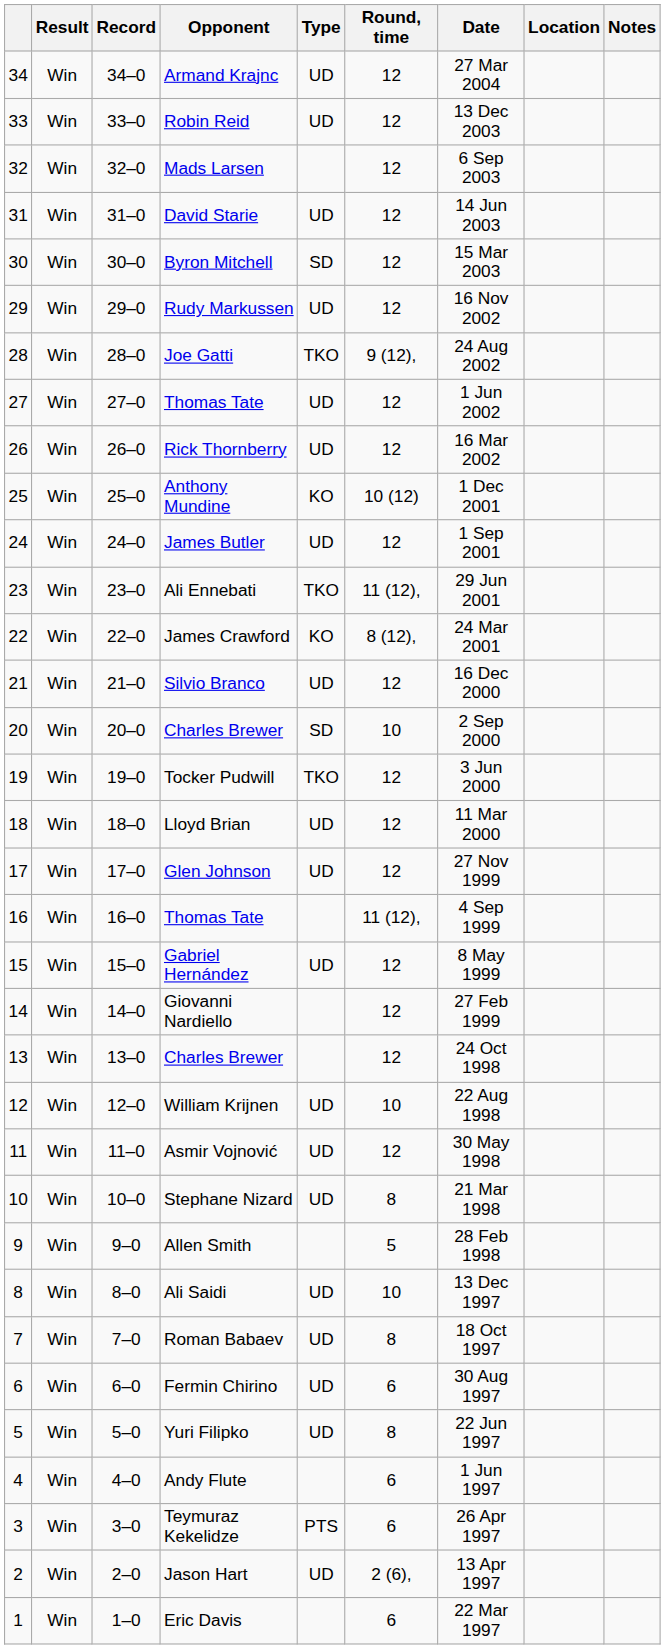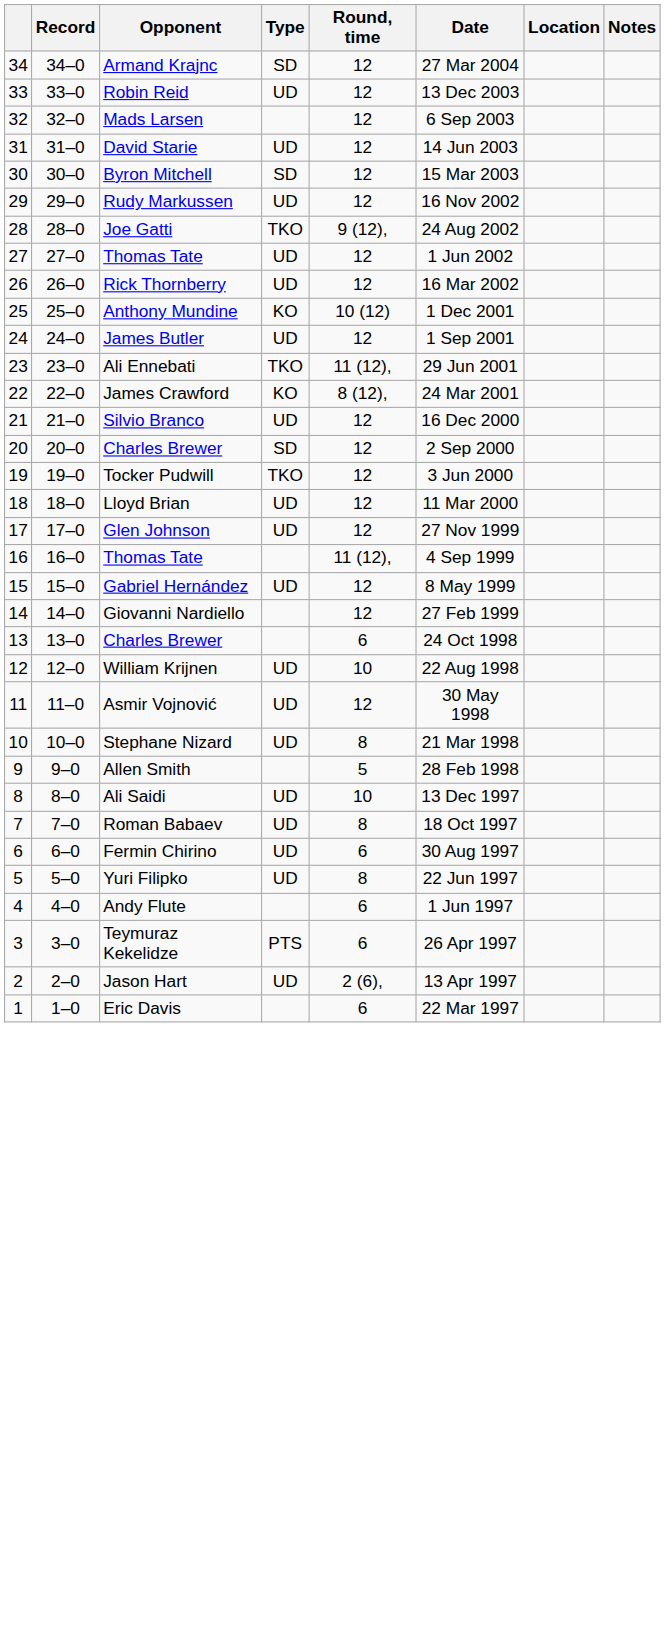- column: (62, 27)
(321, 74) UD -> (285, 65) SD
(391, 730) 10 -> (363, 448) 12
(391, 1058) 12 -> (363, 640) 6
